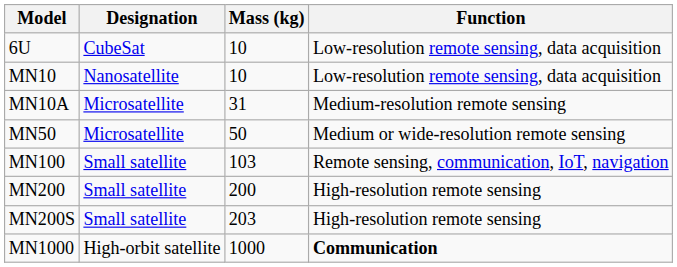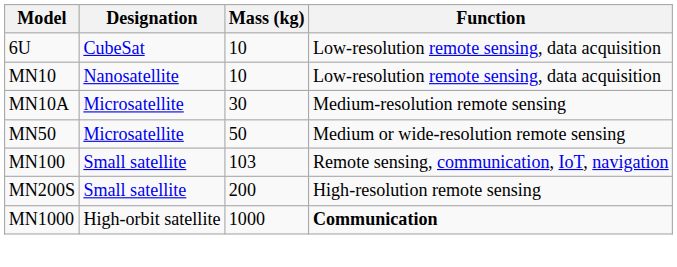(238, 104) 31 -> (238, 104) 30
- row: (37, 190)
(242, 219) 203 -> (242, 190) 200
